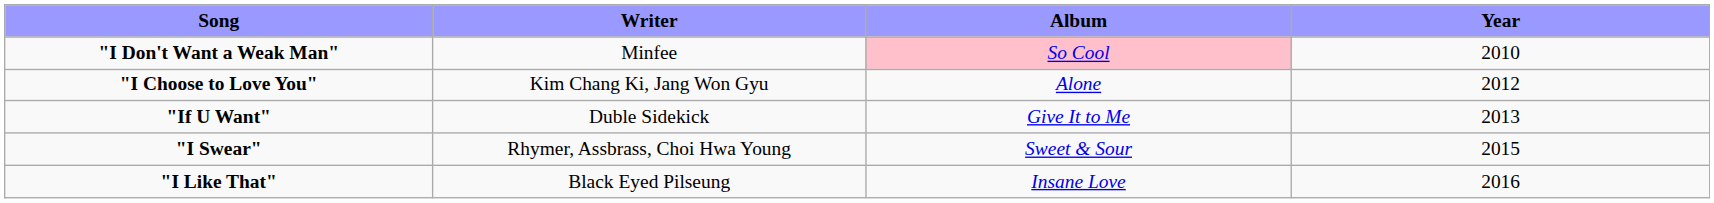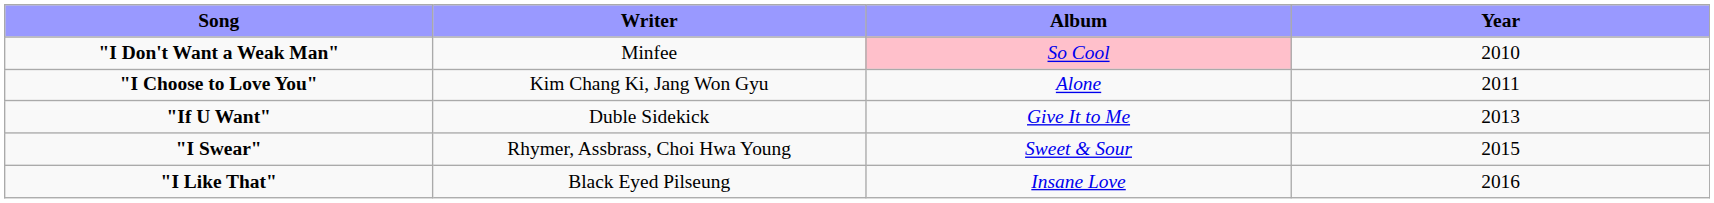(1501, 84) 2012 -> (1501, 84) 2011
